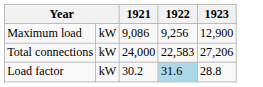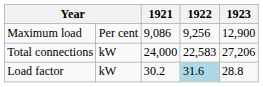(108, 33) kW -> (118, 33) Per cent
